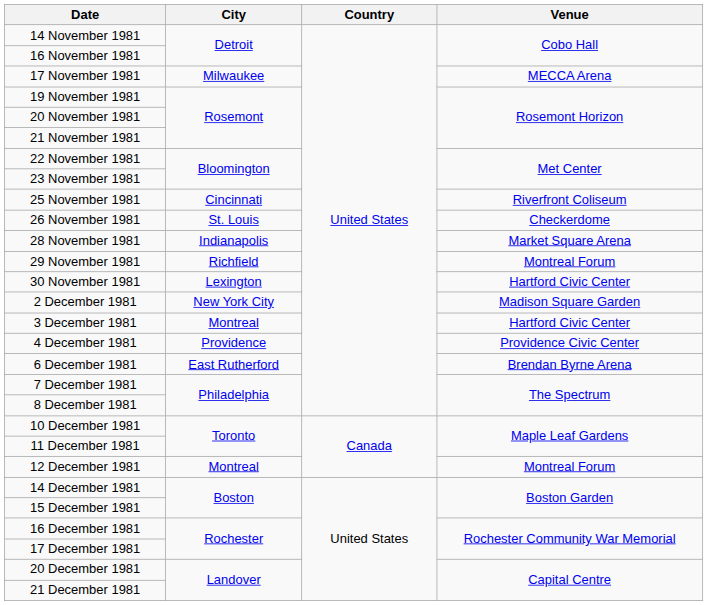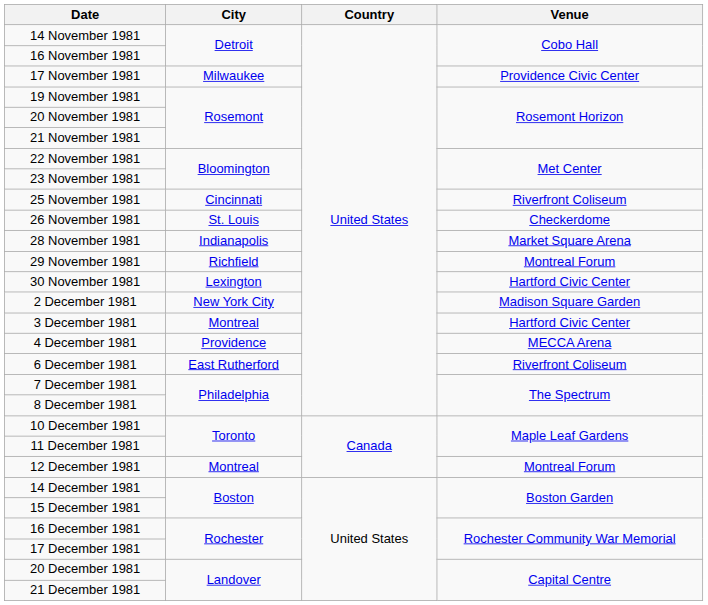(570, 76) MECCA Arena -> (570, 76) Providence Civic Center
(570, 343) Providence Civic Center -> (570, 343) MECCA Arena
(570, 364) Brendan Byrne Arena -> (570, 364) Riverfront Coliseum
